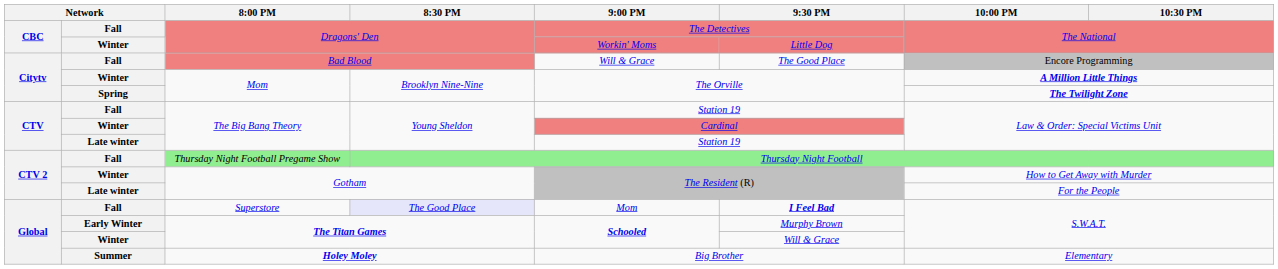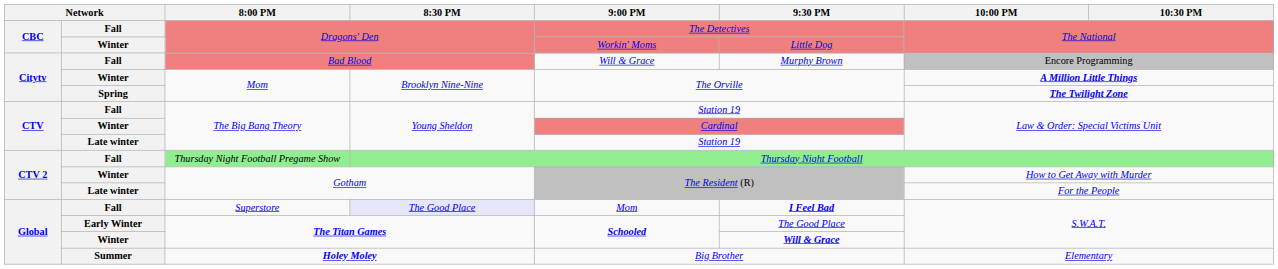(812, 61) The Good Place -> (812, 61) Murphy Brown
(812, 223) Murphy Brown -> (812, 223) The Good Place
(812, 239) normal -> (812, 239) bold
